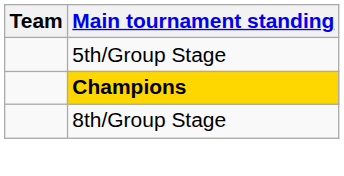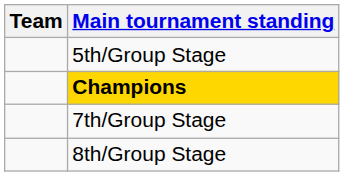+ row: (149, 120)
